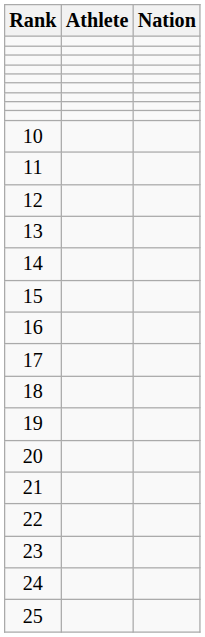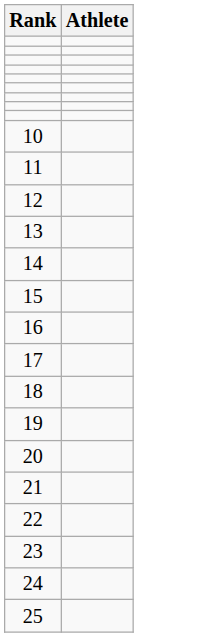- column: (167, 20)
